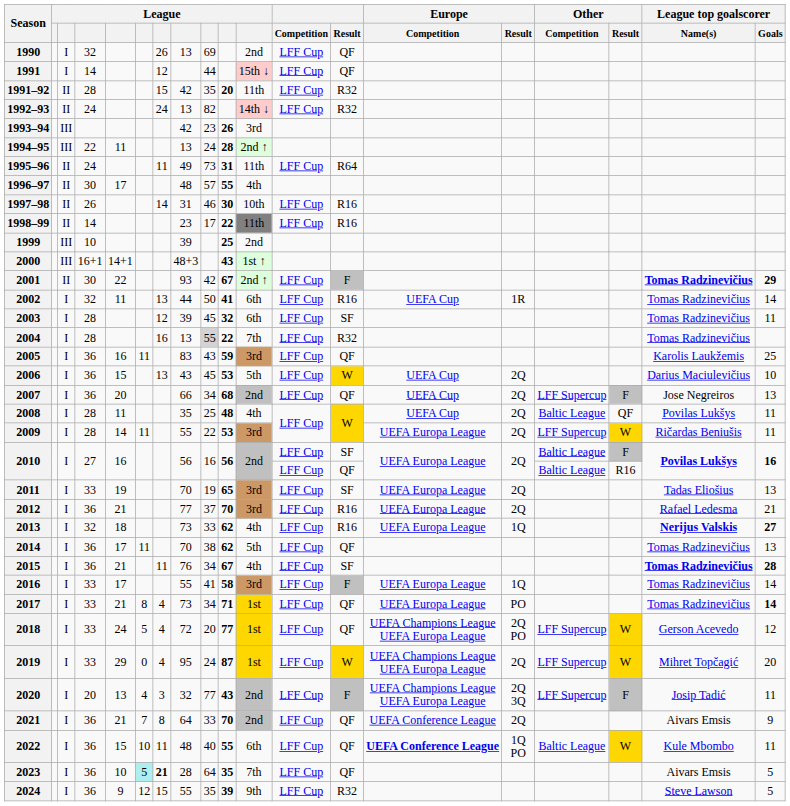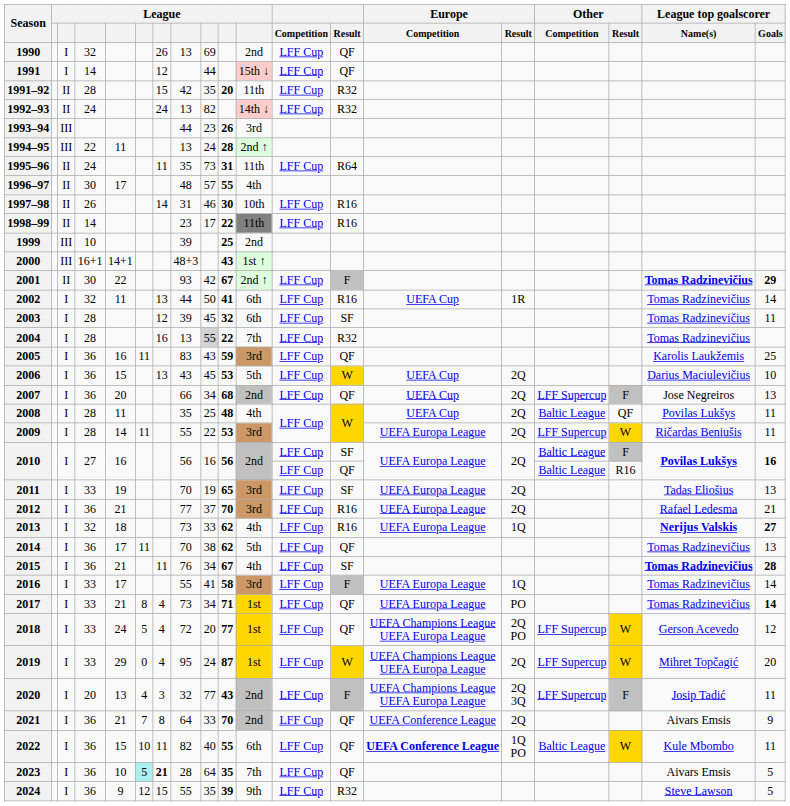(186, 128) 42 -> (186, 128) 44
(186, 166) 49 -> (186, 166) 35
(186, 746) 48 -> (186, 746) 82
